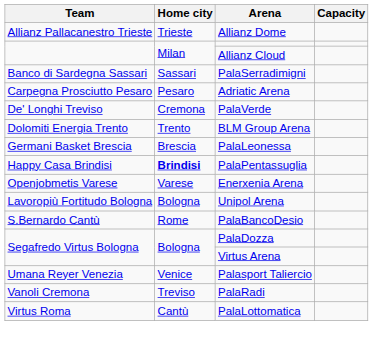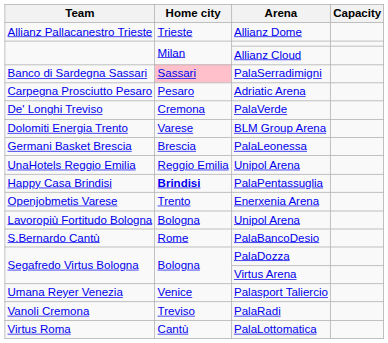(177, 73) no background -> (177, 73) pink background
(174, 128) Trento -> (175, 128) Varese
+ row: (72, 165)
(175, 183) Varese -> (174, 201) Trento
